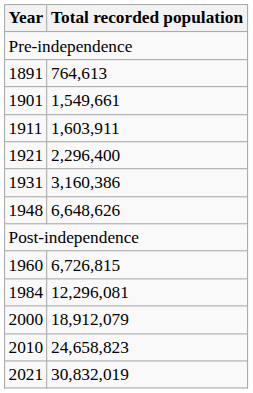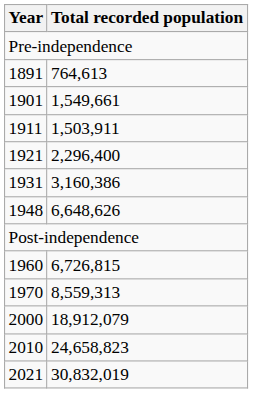(85, 127) 1,603,911 -> (85, 127) 1,503,911
+ row: (26, 292)
- row: (26, 292)
